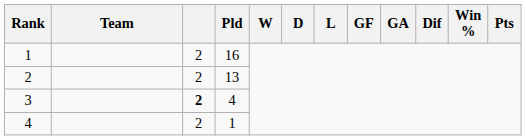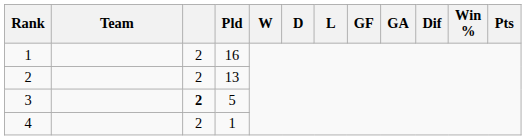(232, 100) 4 -> (232, 100) 5
